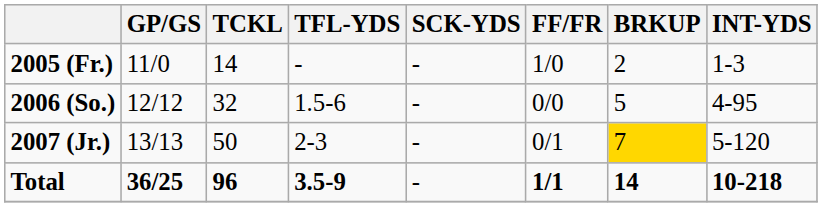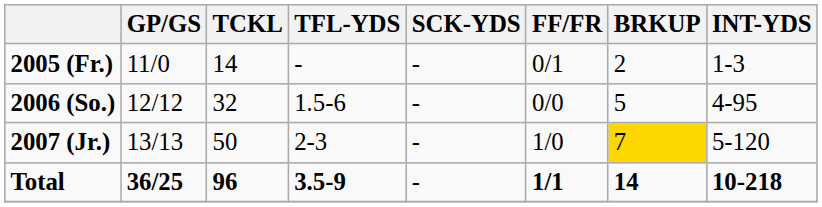(548, 63) 1/0 -> (548, 63) 0/1
(548, 142) 0/1 -> (548, 142) 1/0
